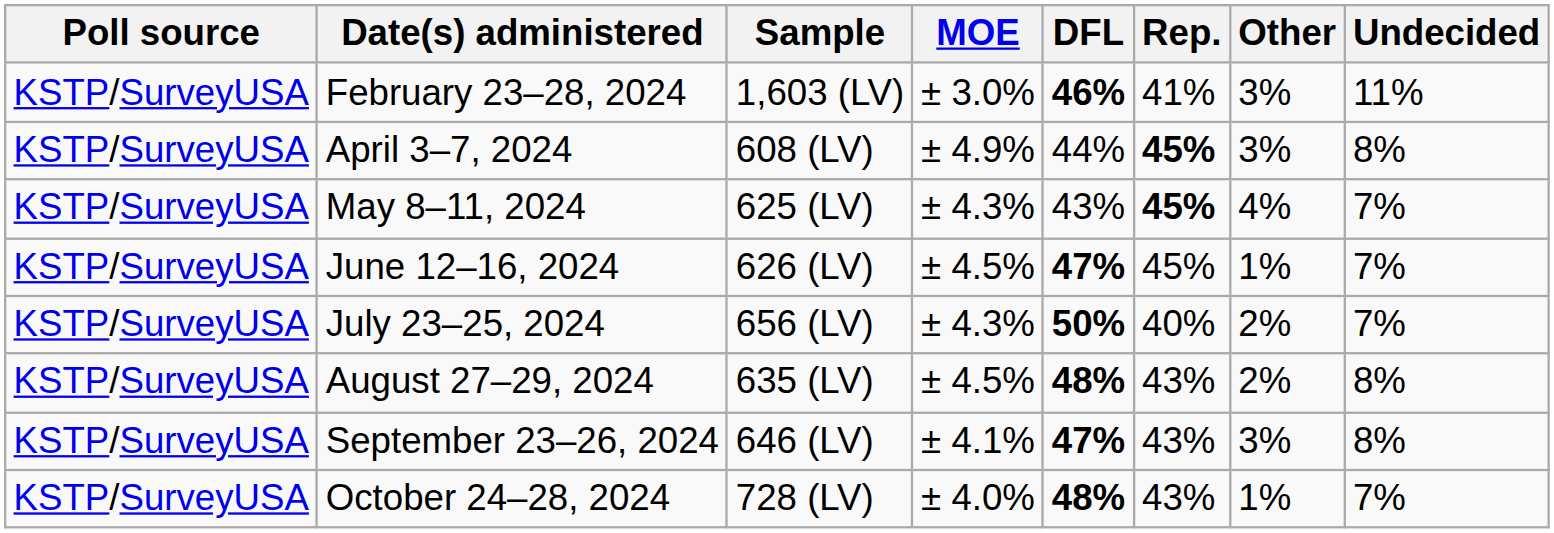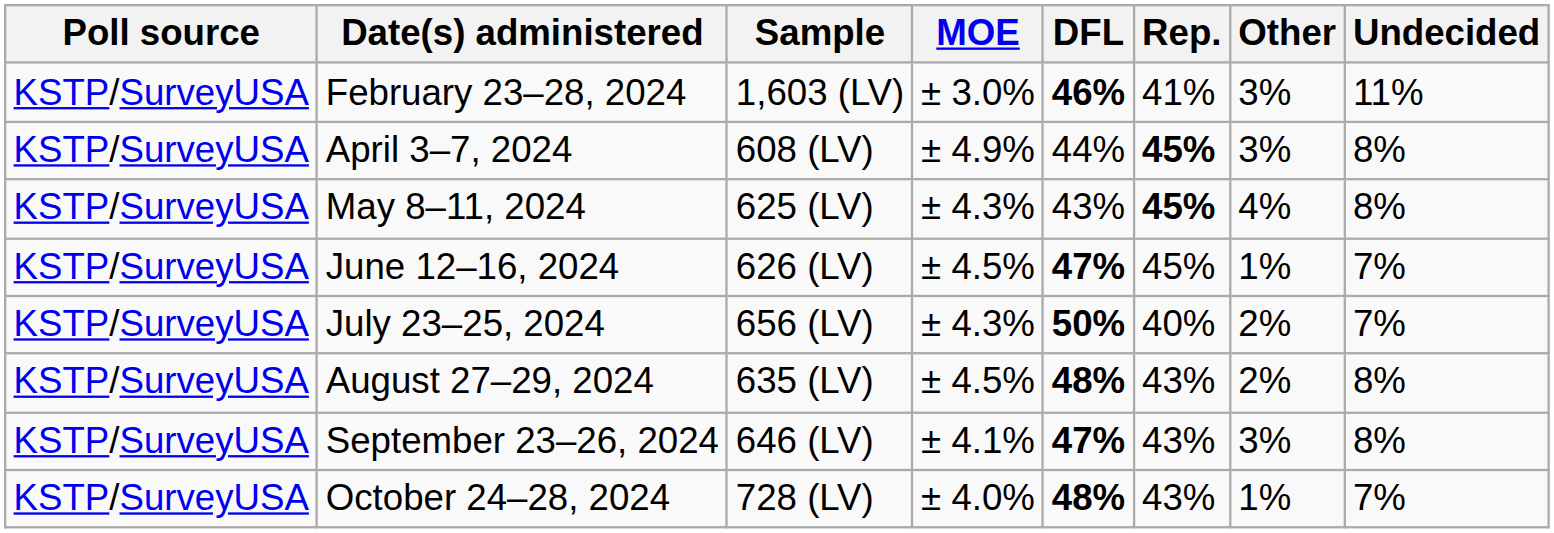(1379, 207) 7% -> (1379, 207) 8%
